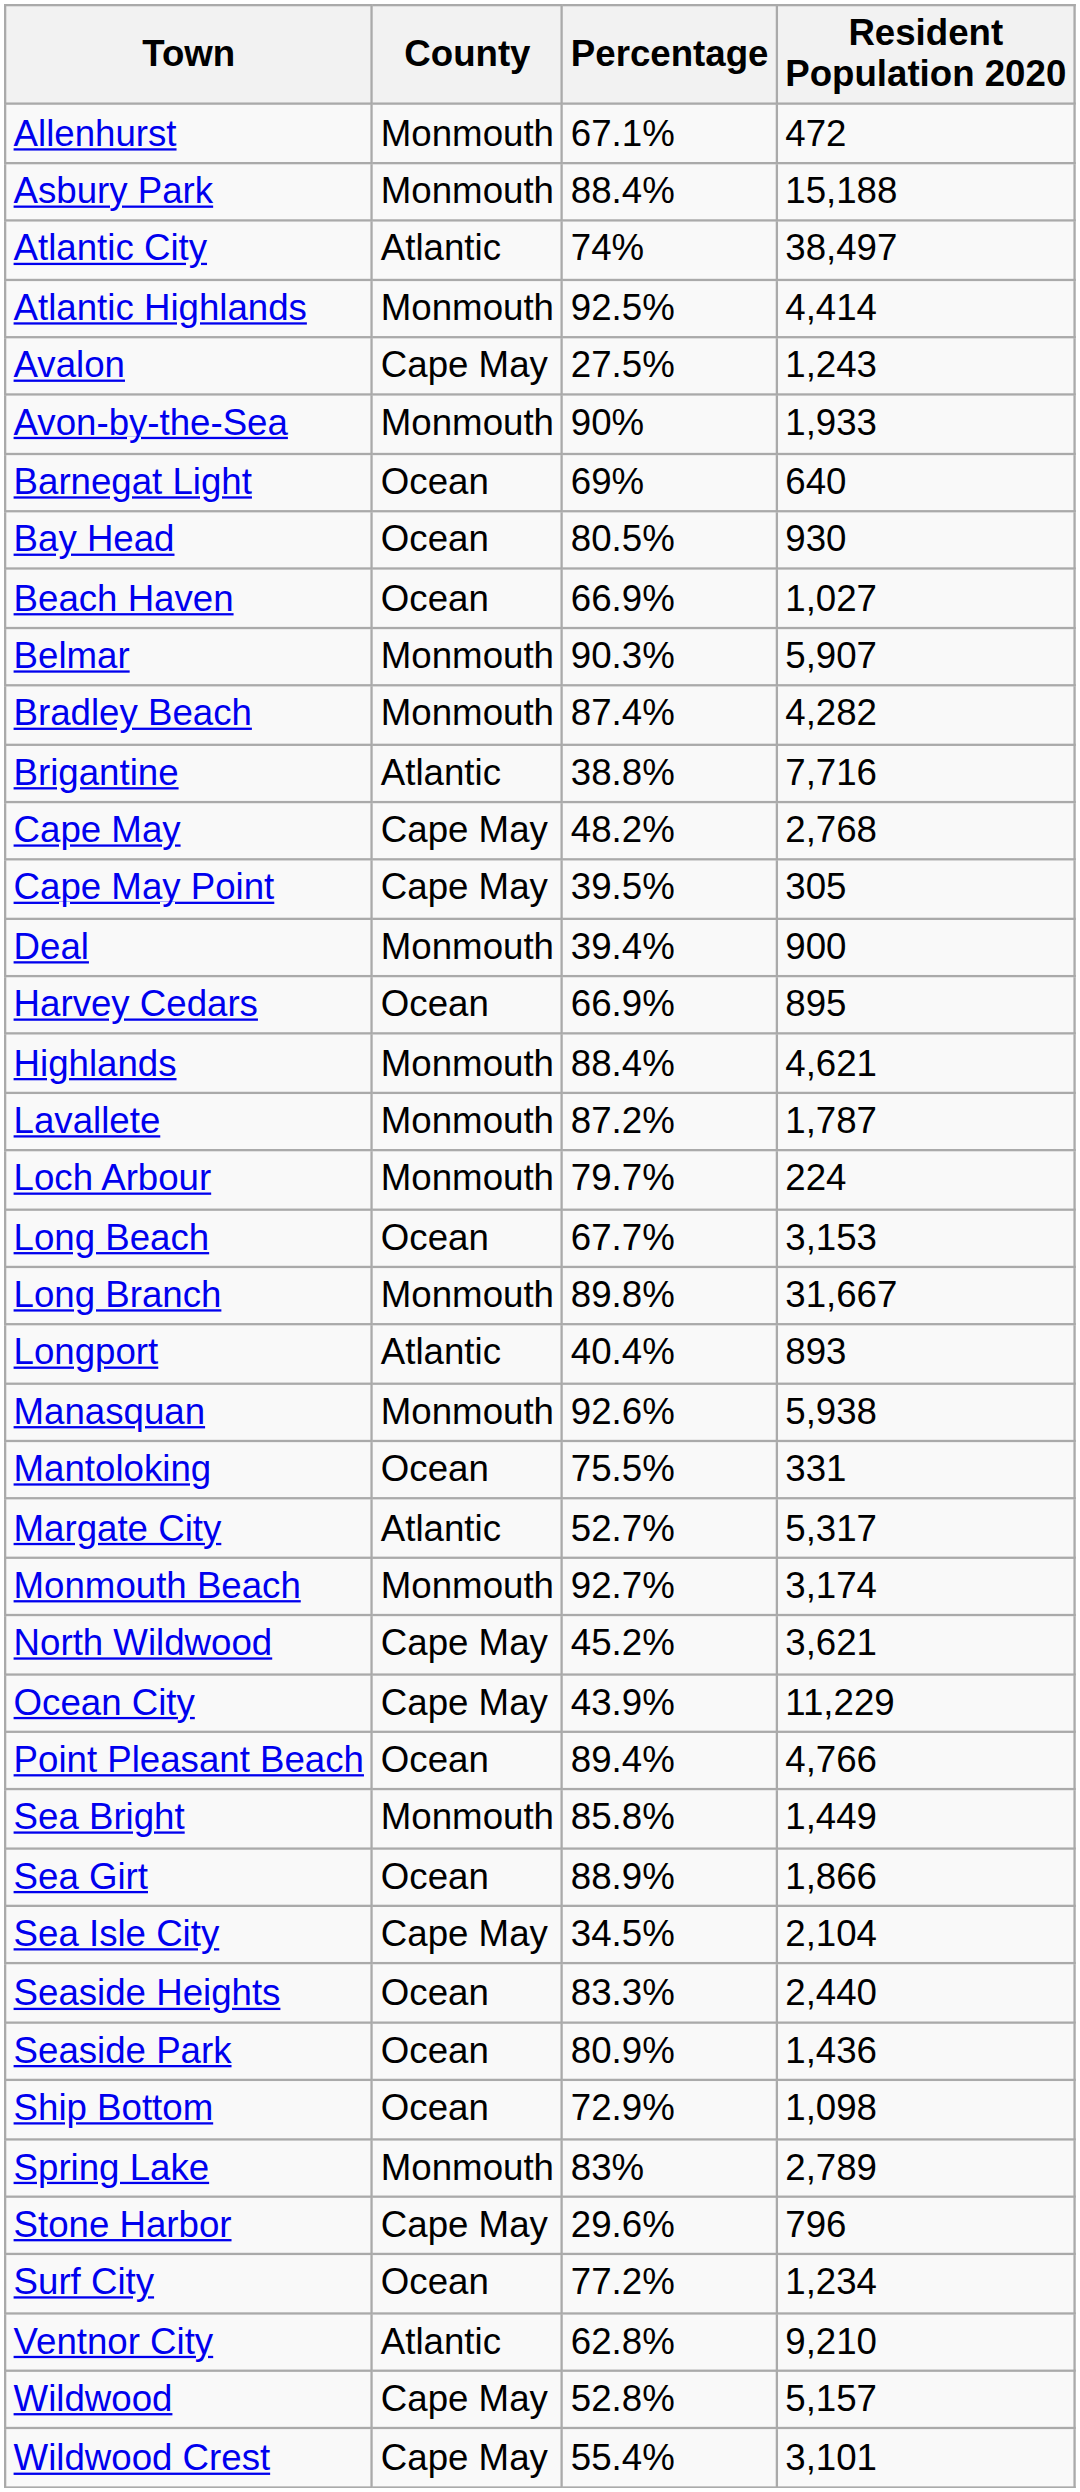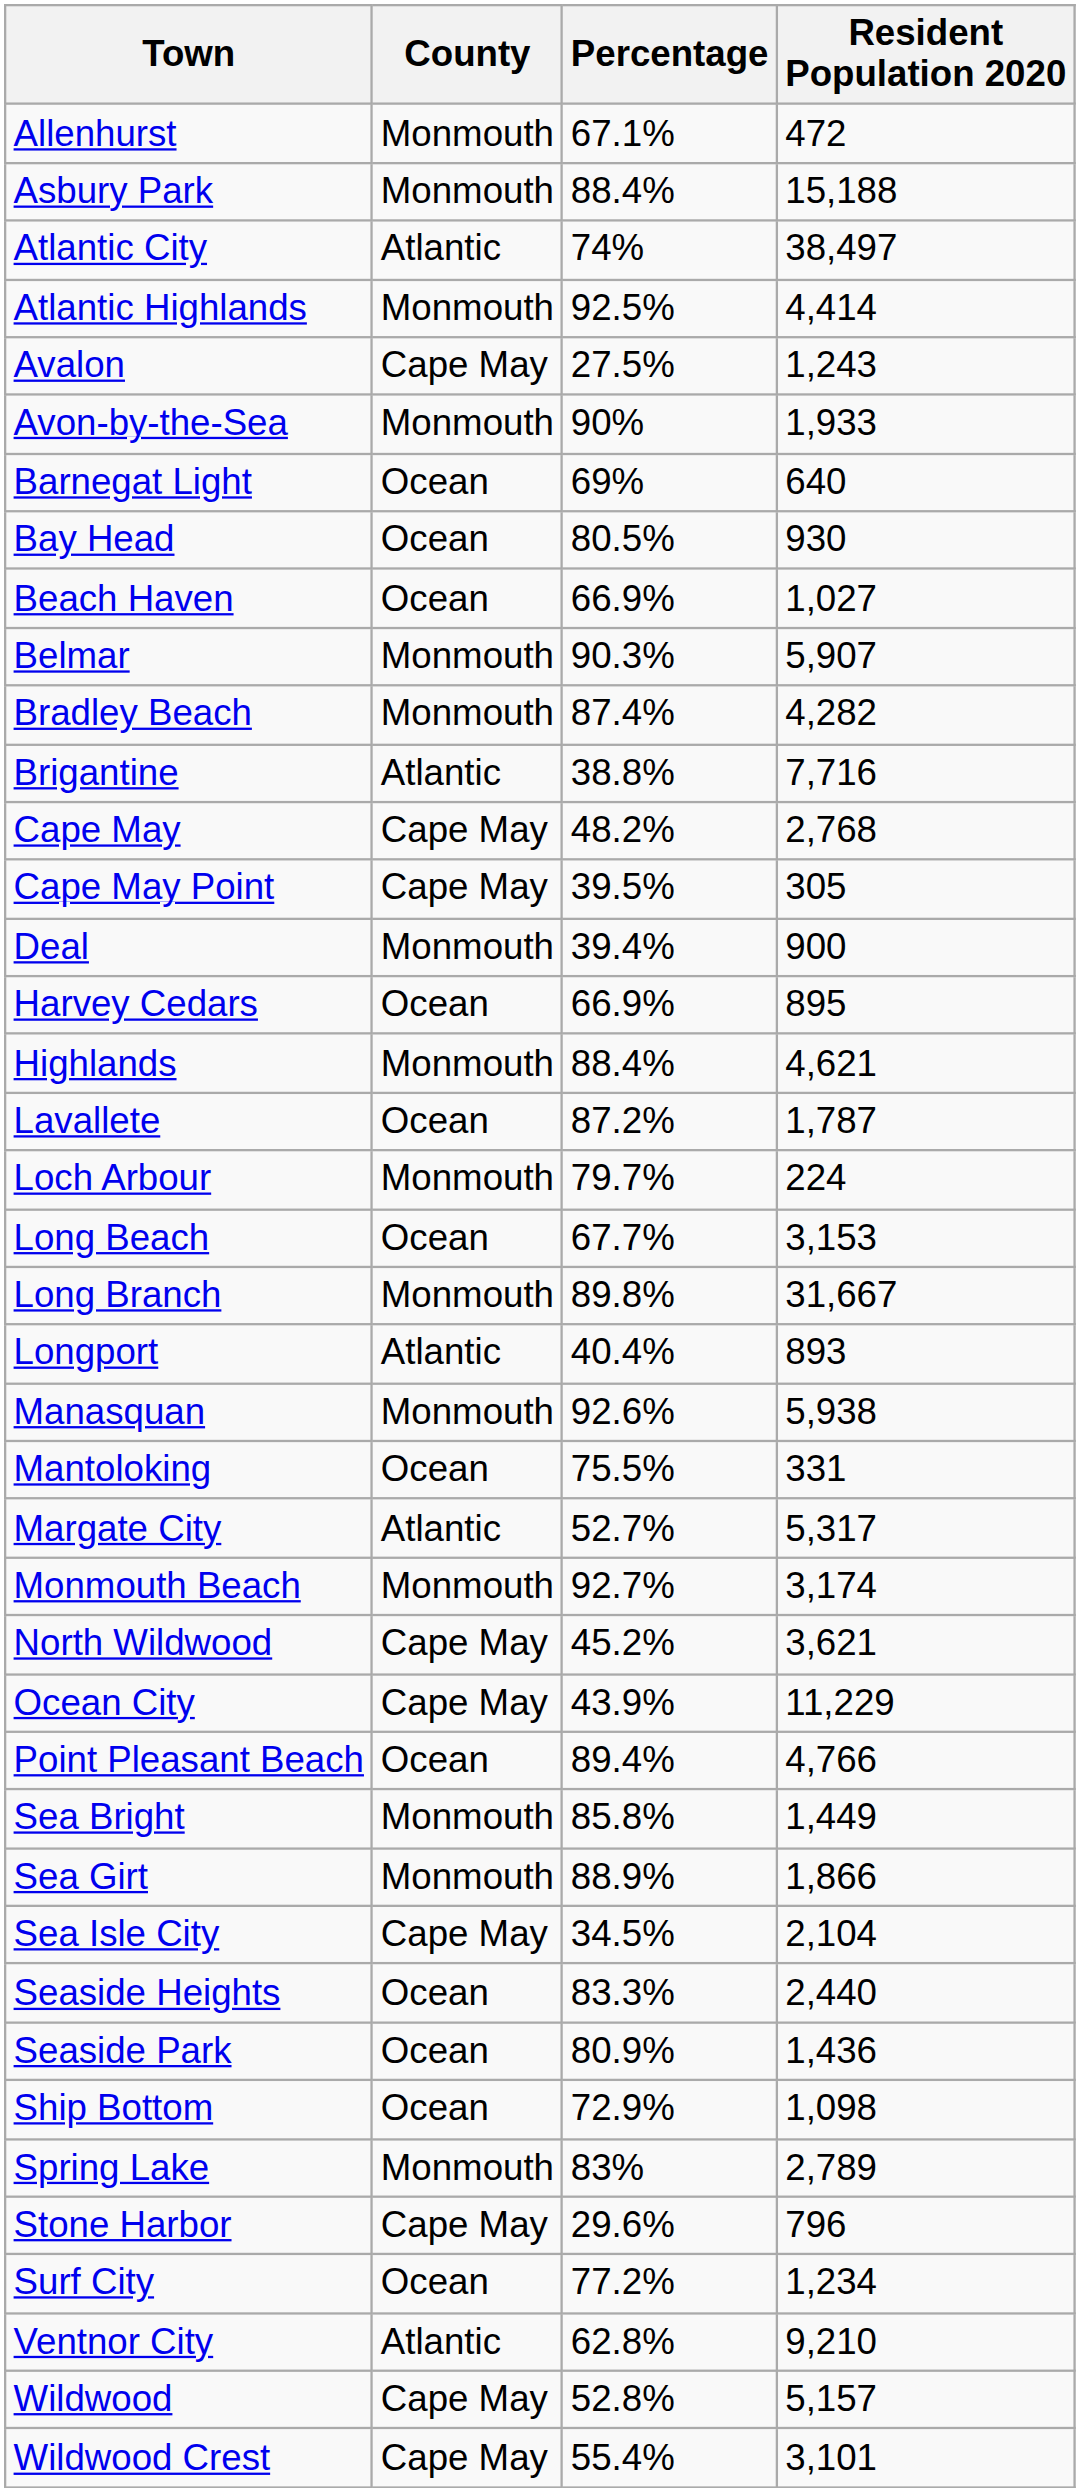(467, 1120) Monmouth -> (435, 1120) Ocean
(435, 1876) Ocean -> (467, 1876) Monmouth
